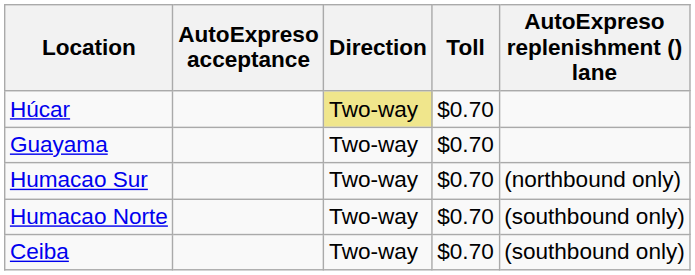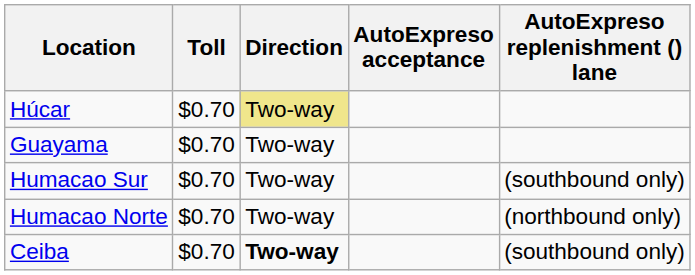columns swapped: (465, 47) <-> (248, 47)
(593, 180) (northbound only) -> (594, 180) (southbound only)
(594, 216) (southbound only) -> (593, 216) (northbound only)
(374, 252) normal -> (292, 252) bold
